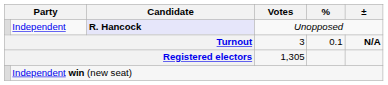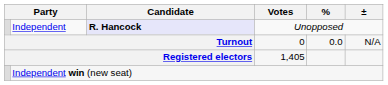(302, 42) 3 -> (302, 42) 0
(336, 42) 0.1 -> (336, 42) 0.0
(372, 42) bold -> (373, 42) normal
(293, 57) 1,305 -> (293, 57) 1,405
